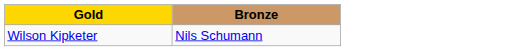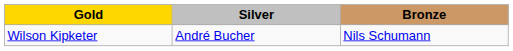+ column: (256, 14)
